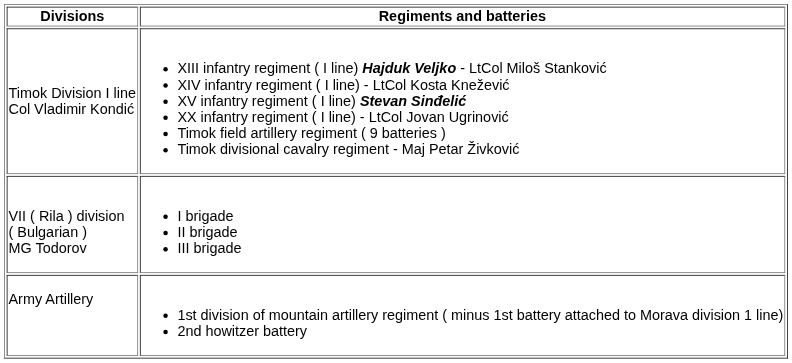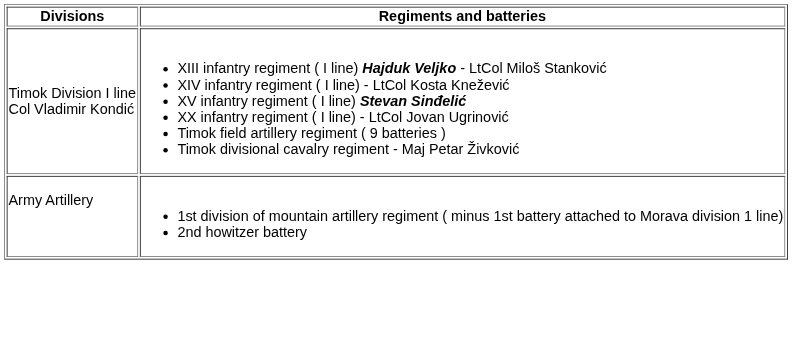- row: (67, 232)
